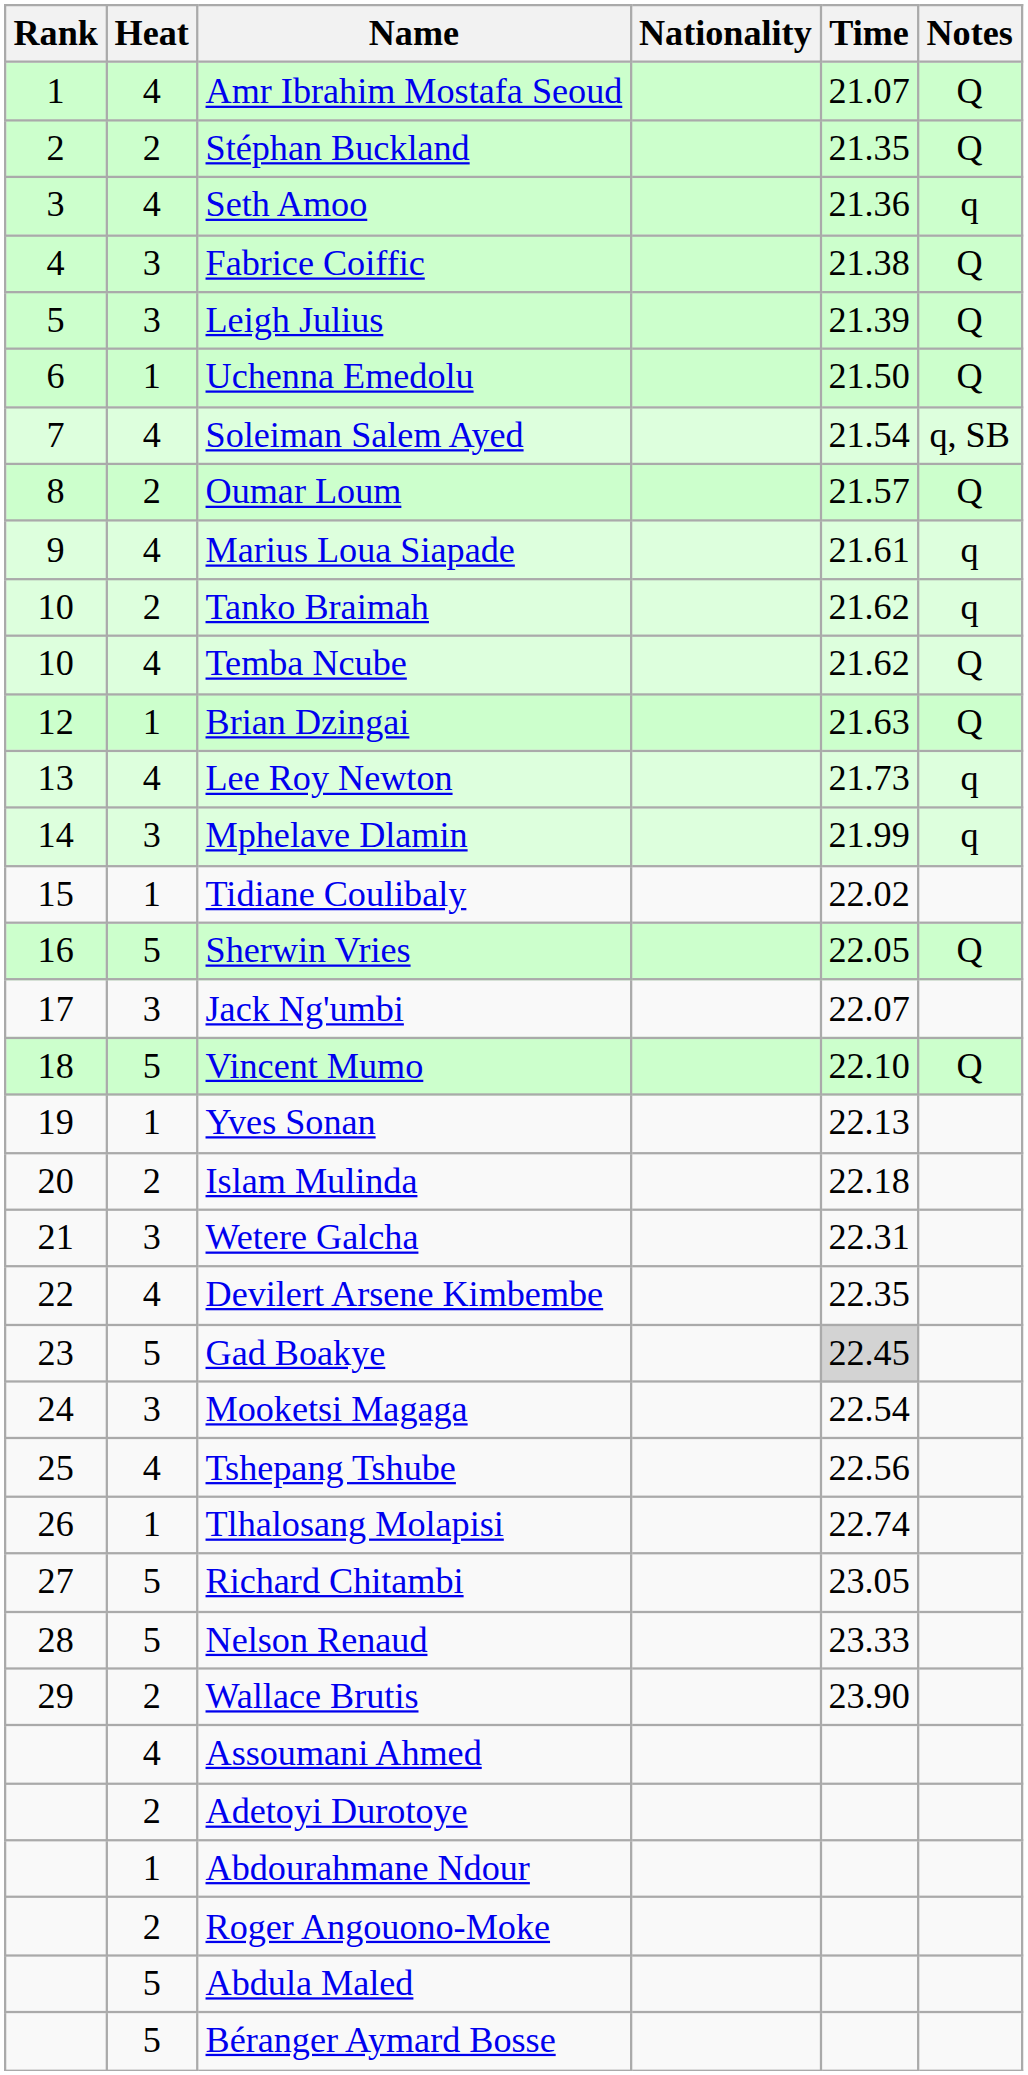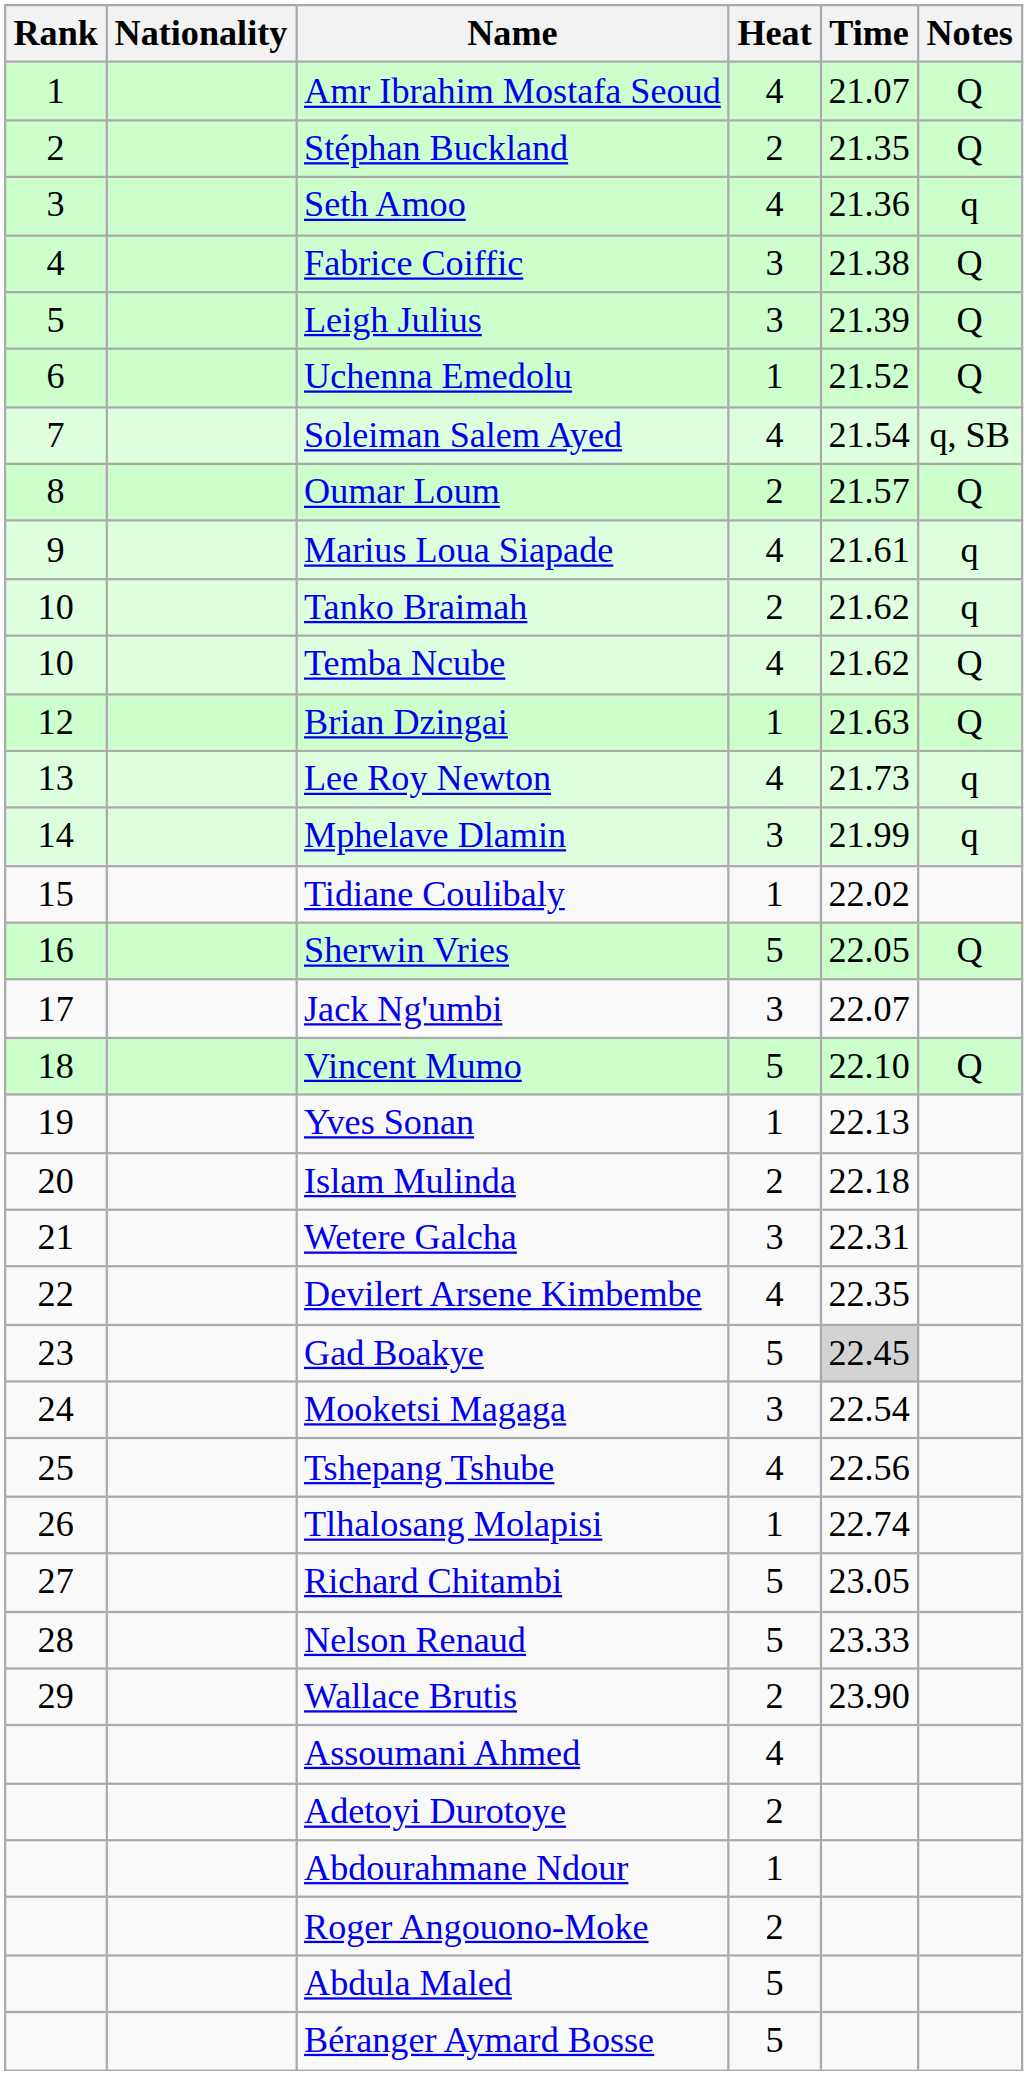columns swapped: (152, 33) <-> (725, 33)
(869, 377) 21.50 -> (869, 377) 21.52
